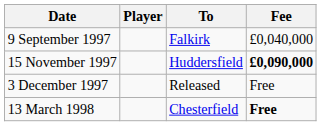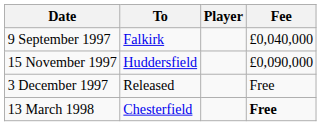columns swapped: (143, 16) <-> (206, 16)
(281, 62) bold -> (281, 62) normal
